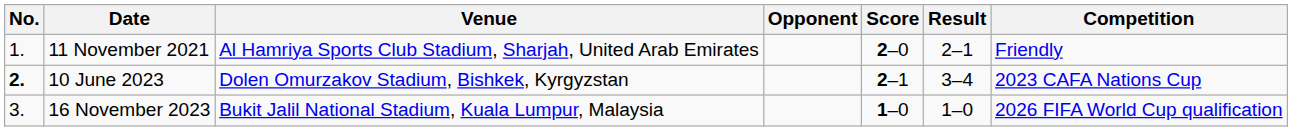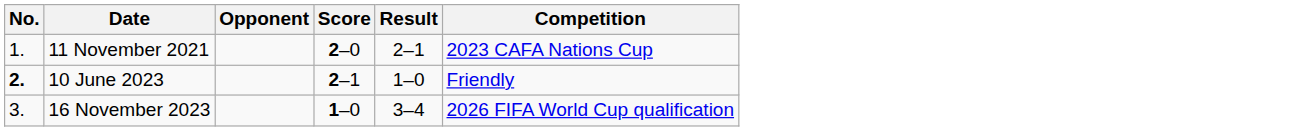- column: (489, 19)
(1029, 49) Friendly -> (550, 49) 2023 CAFA Nations Cup
(957, 79) 3–4 -> (409, 79) 1–0
(1098, 79) 2023 CAFA Nations Cup -> (480, 79) Friendly
(957, 110) 1–0 -> (409, 110) 3–4
